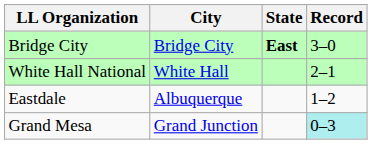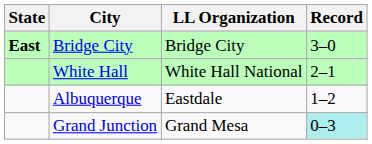columns swapped: (284, 17) <-> (77, 17)
